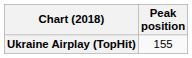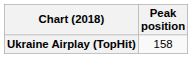(163, 44) 155 -> (163, 44) 158
